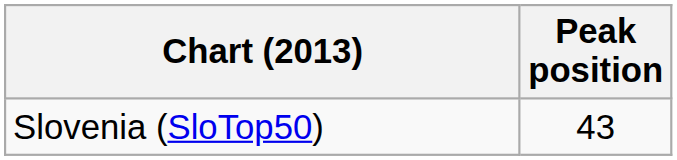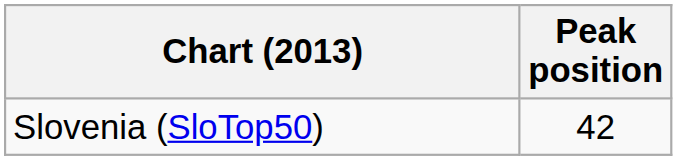(596, 126) 43 -> (596, 126) 42
